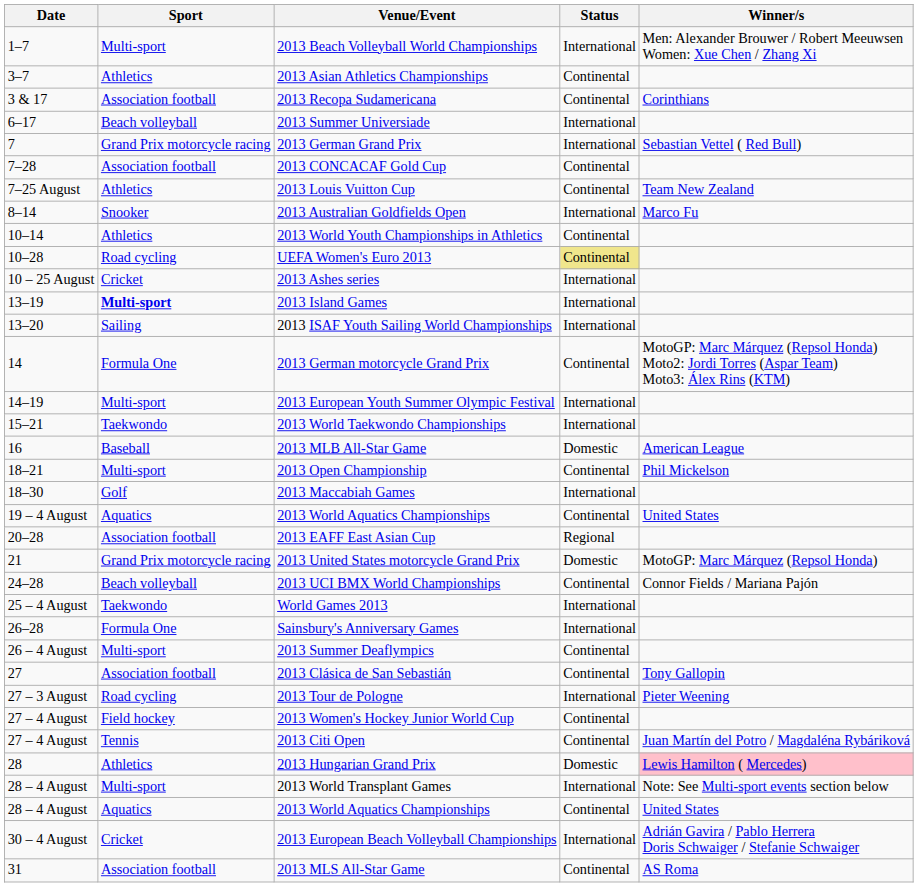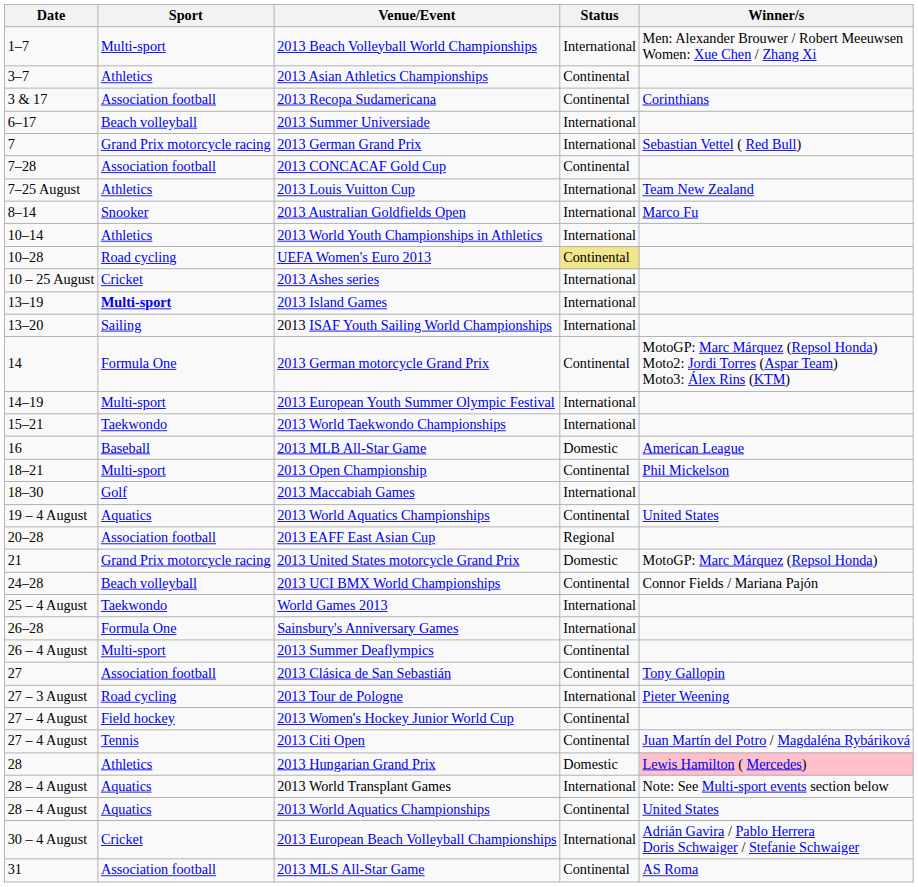(596, 189) Continental -> (600, 189) International
(596, 235) Continental -> (600, 235) International
(133, 786) Multi-sport -> (126, 786) Aquatics
